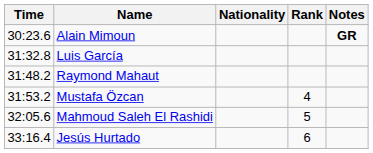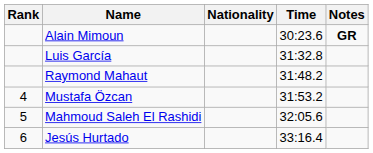columns swapped: (307, 14) <-> (29, 14)
